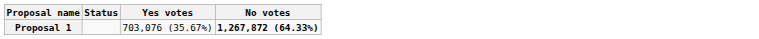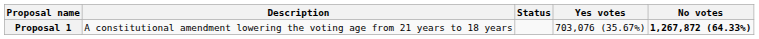+ column: (298, 12)
